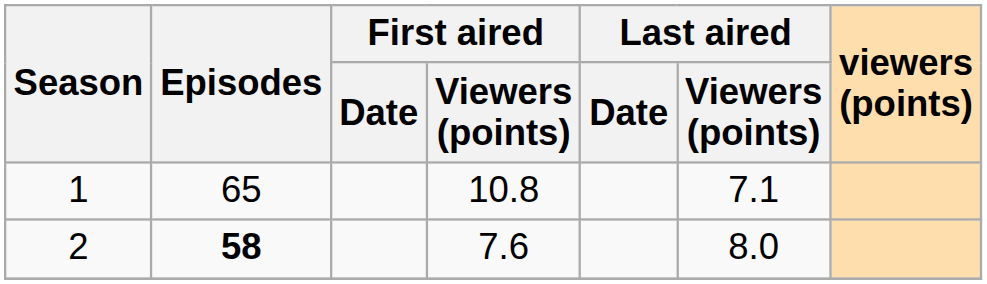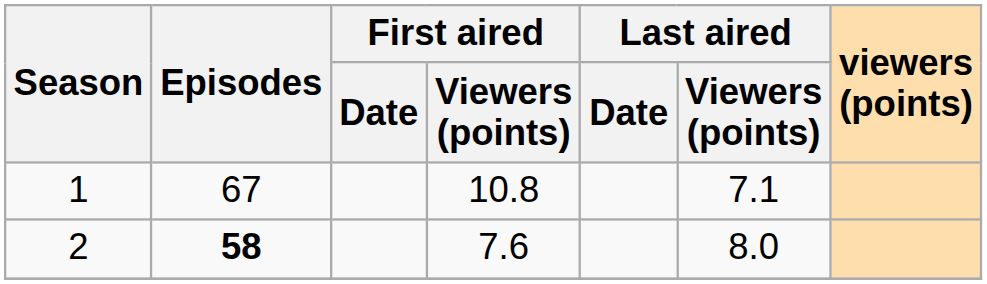(241, 190) 65 -> (241, 190) 67
